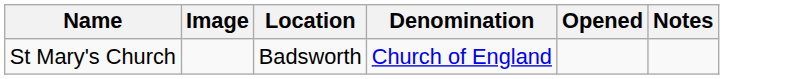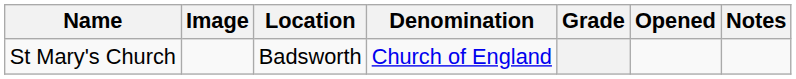+ column: (593, 21)
